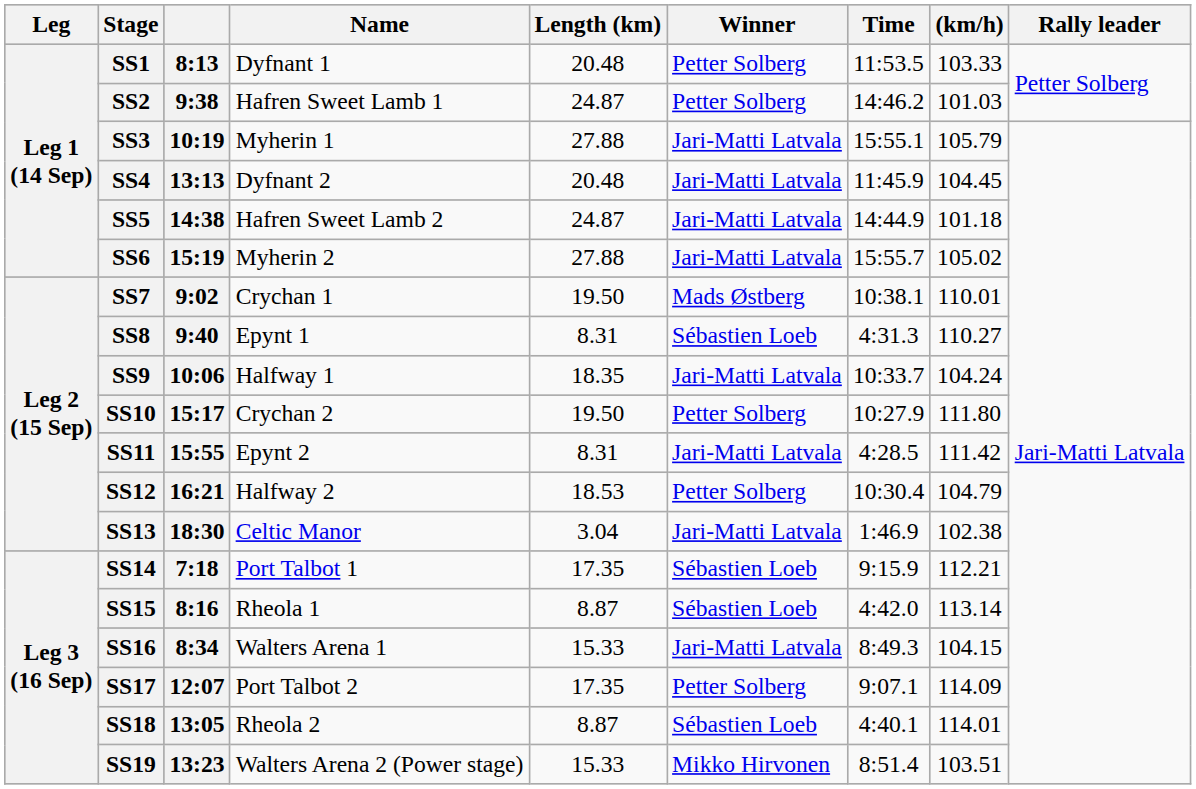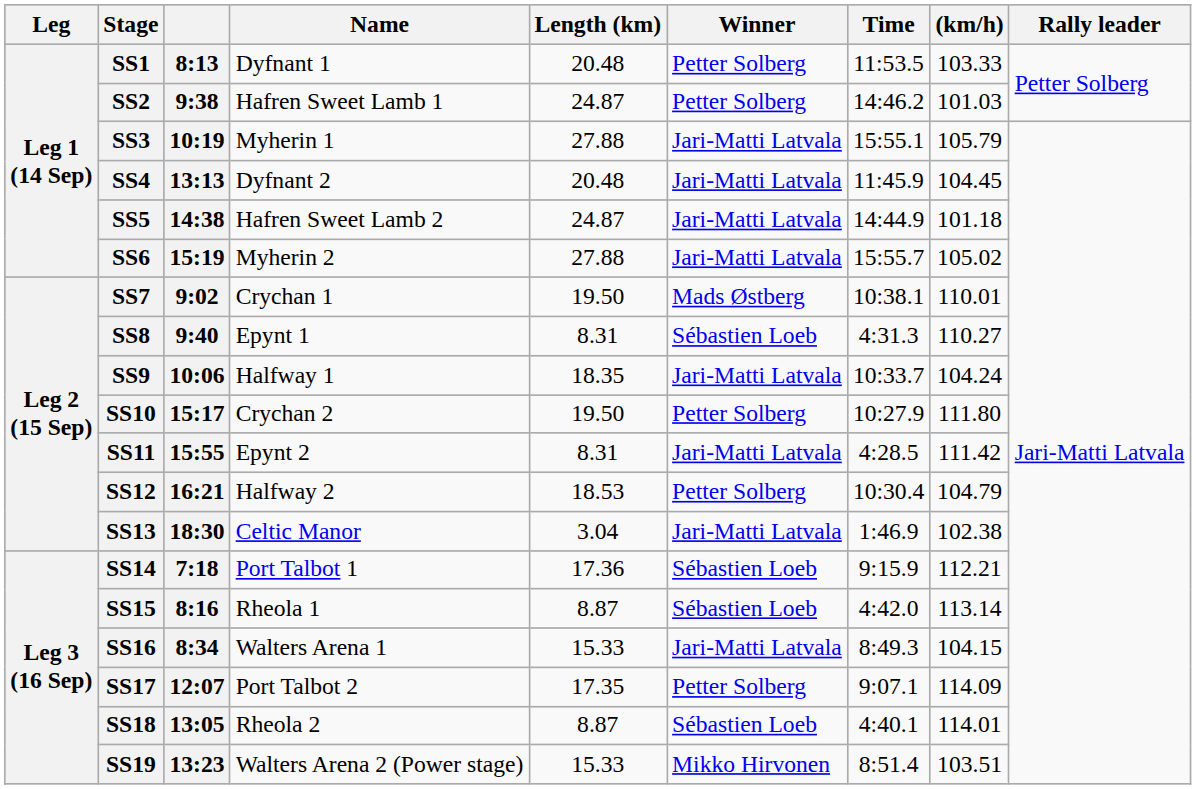(598, 569) 17.35 -> (598, 569) 17.36
